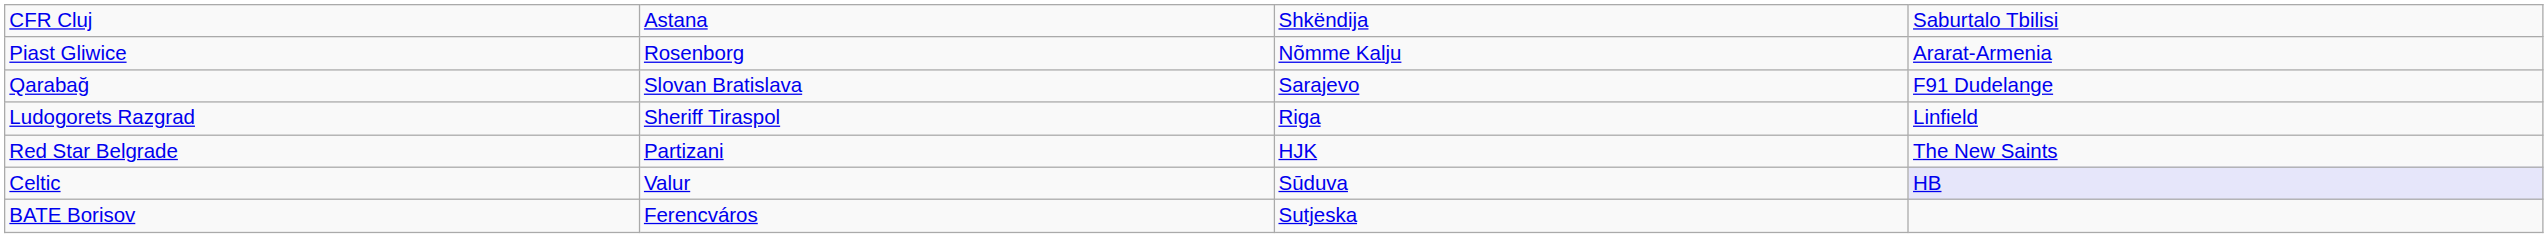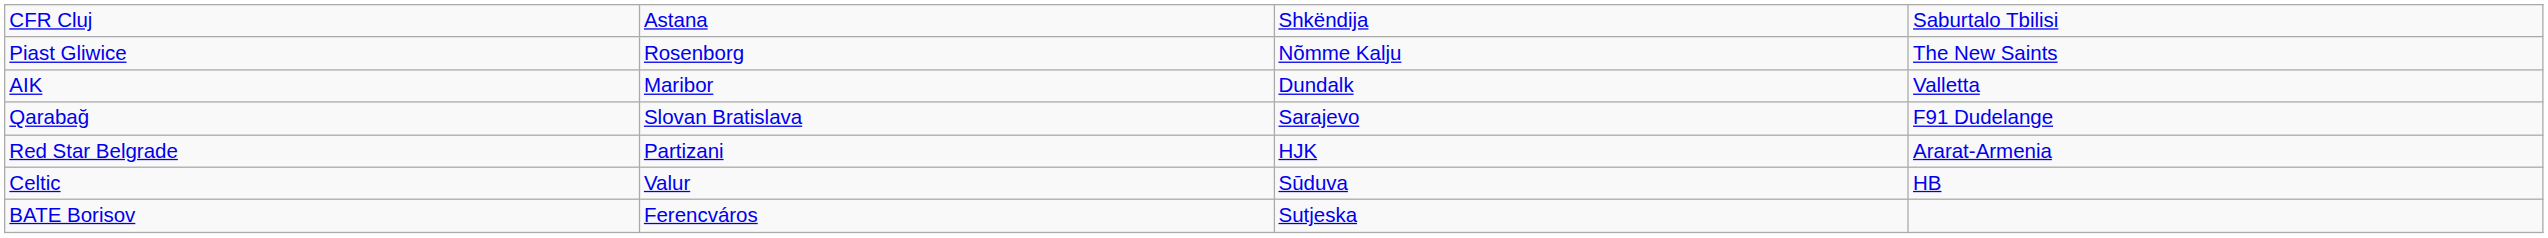(1982, 53) Ararat-Armenia -> (1985, 53) The New Saints
+ row: (26, 85)
- row: (102, 118)
(1985, 150) The New Saints -> (1982, 150) Ararat-Armenia
(1927, 183) lavender background -> (1927, 183) no background
